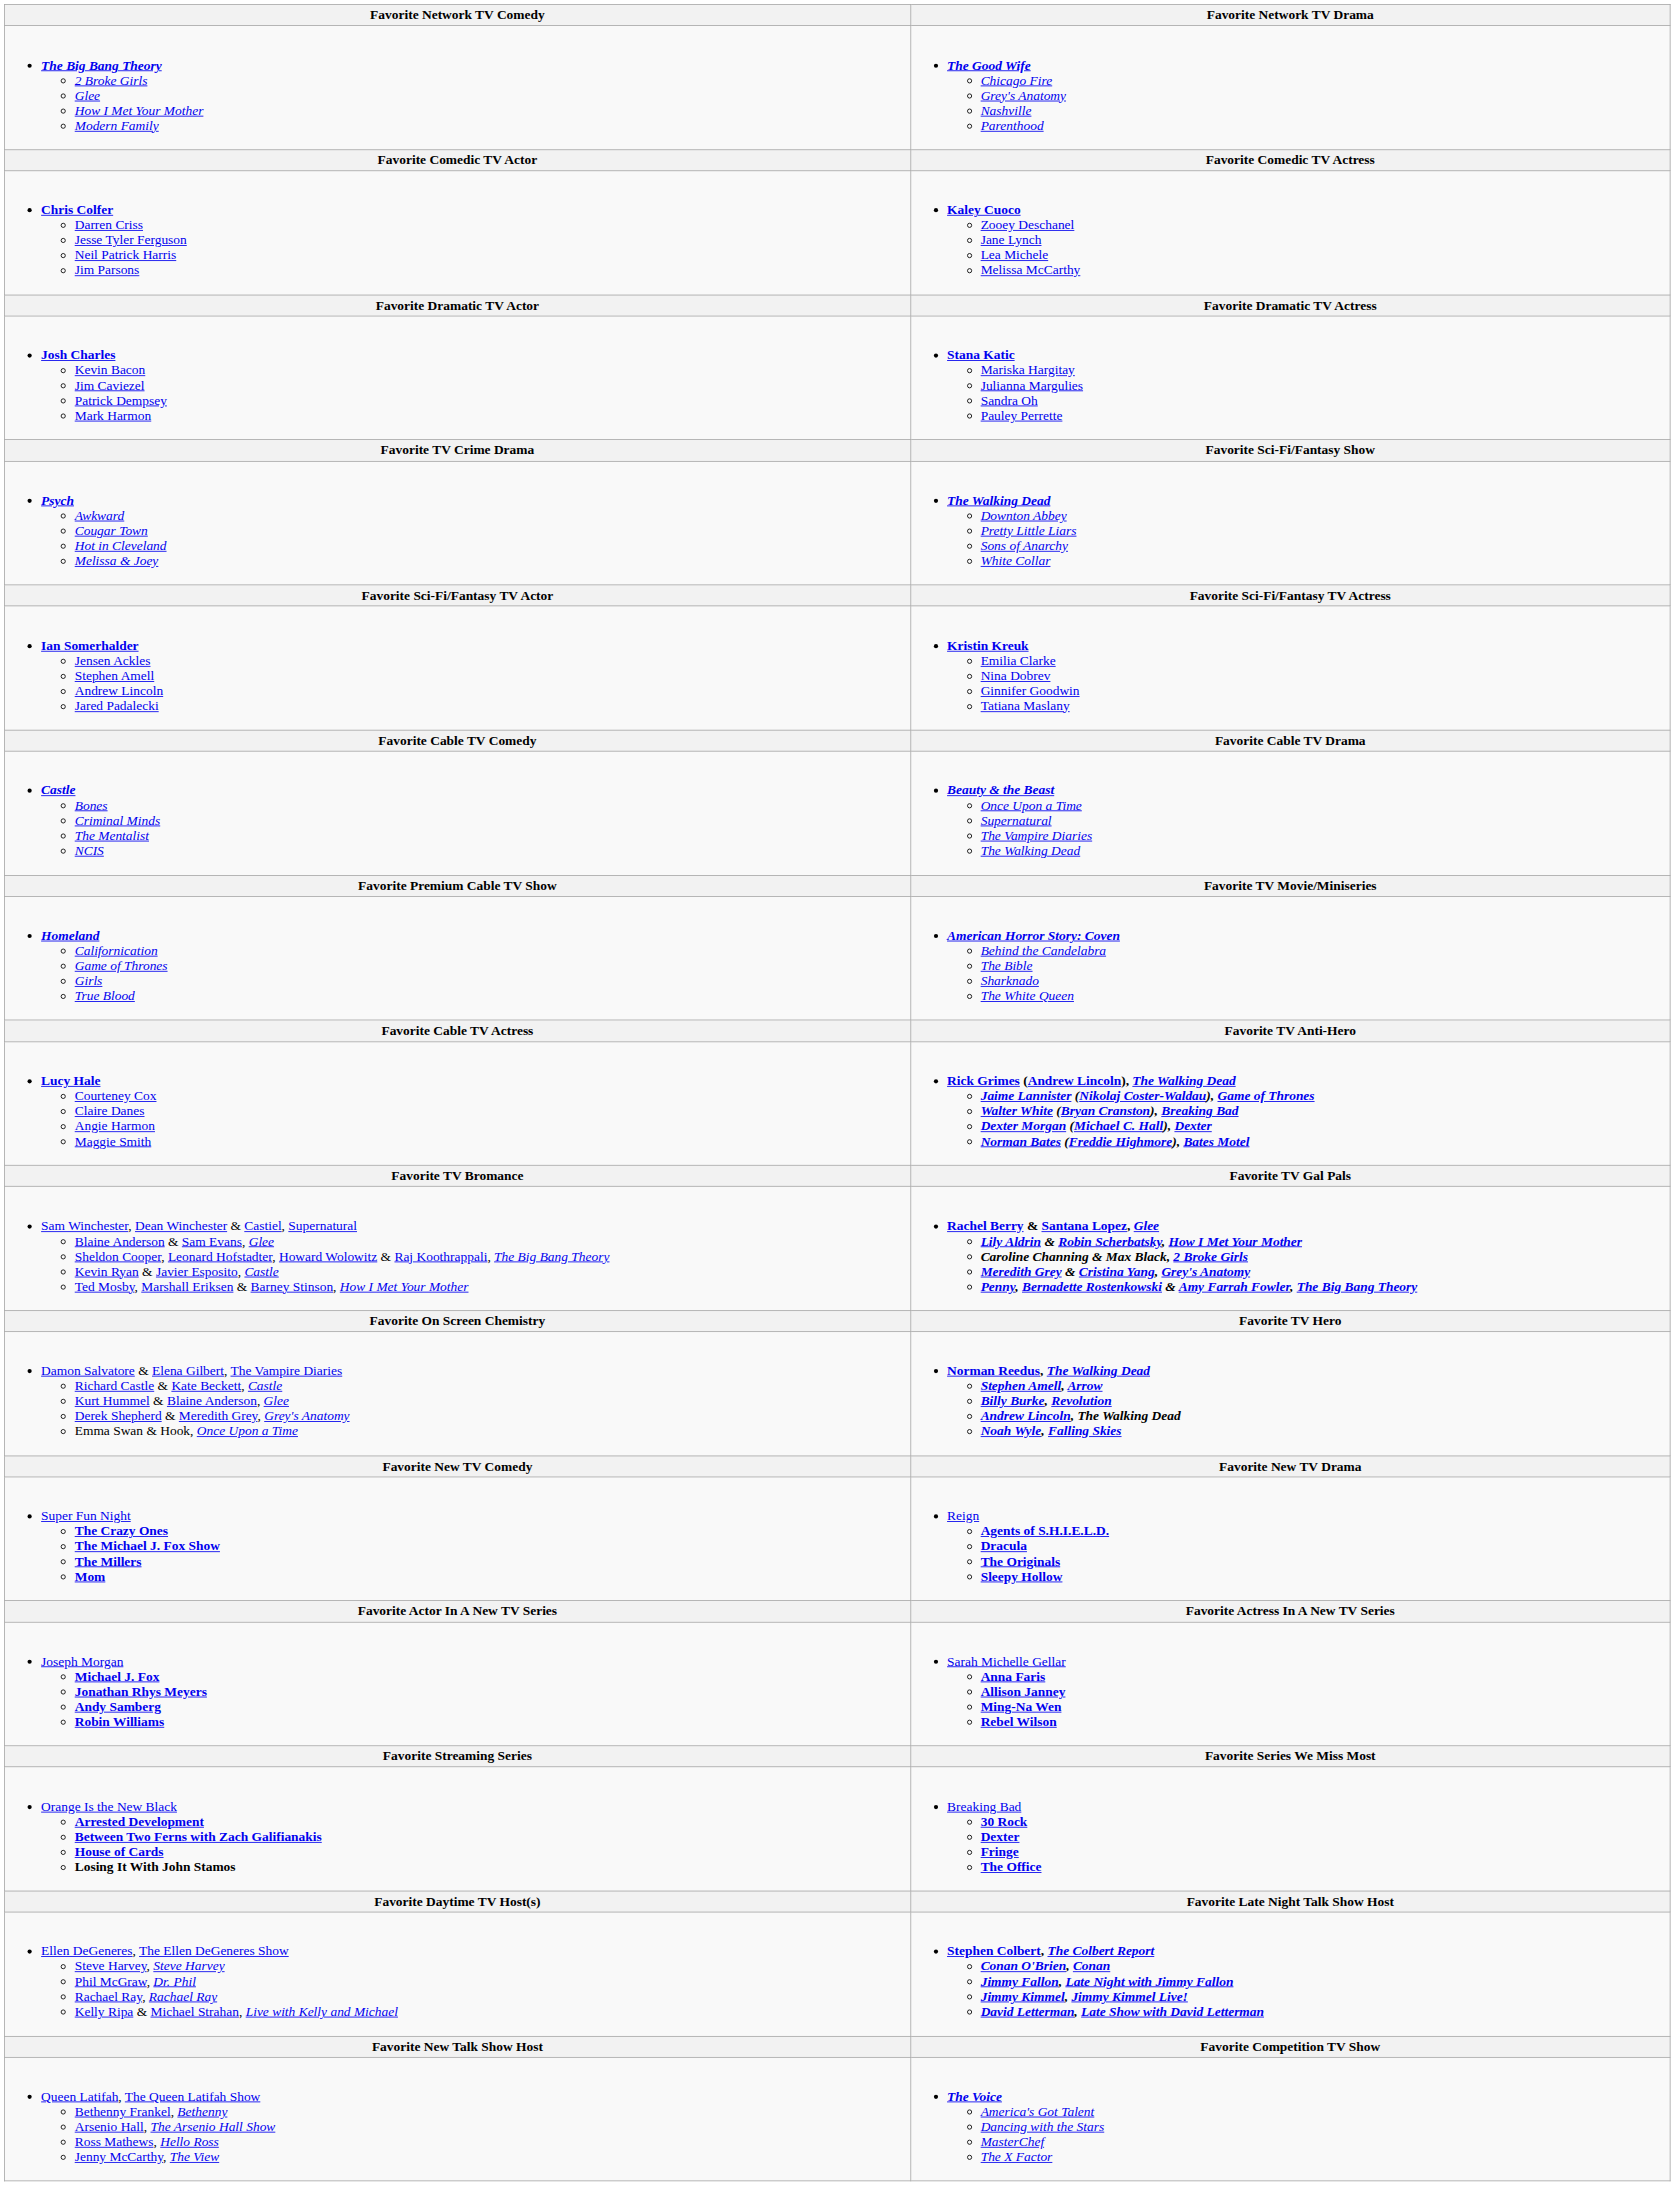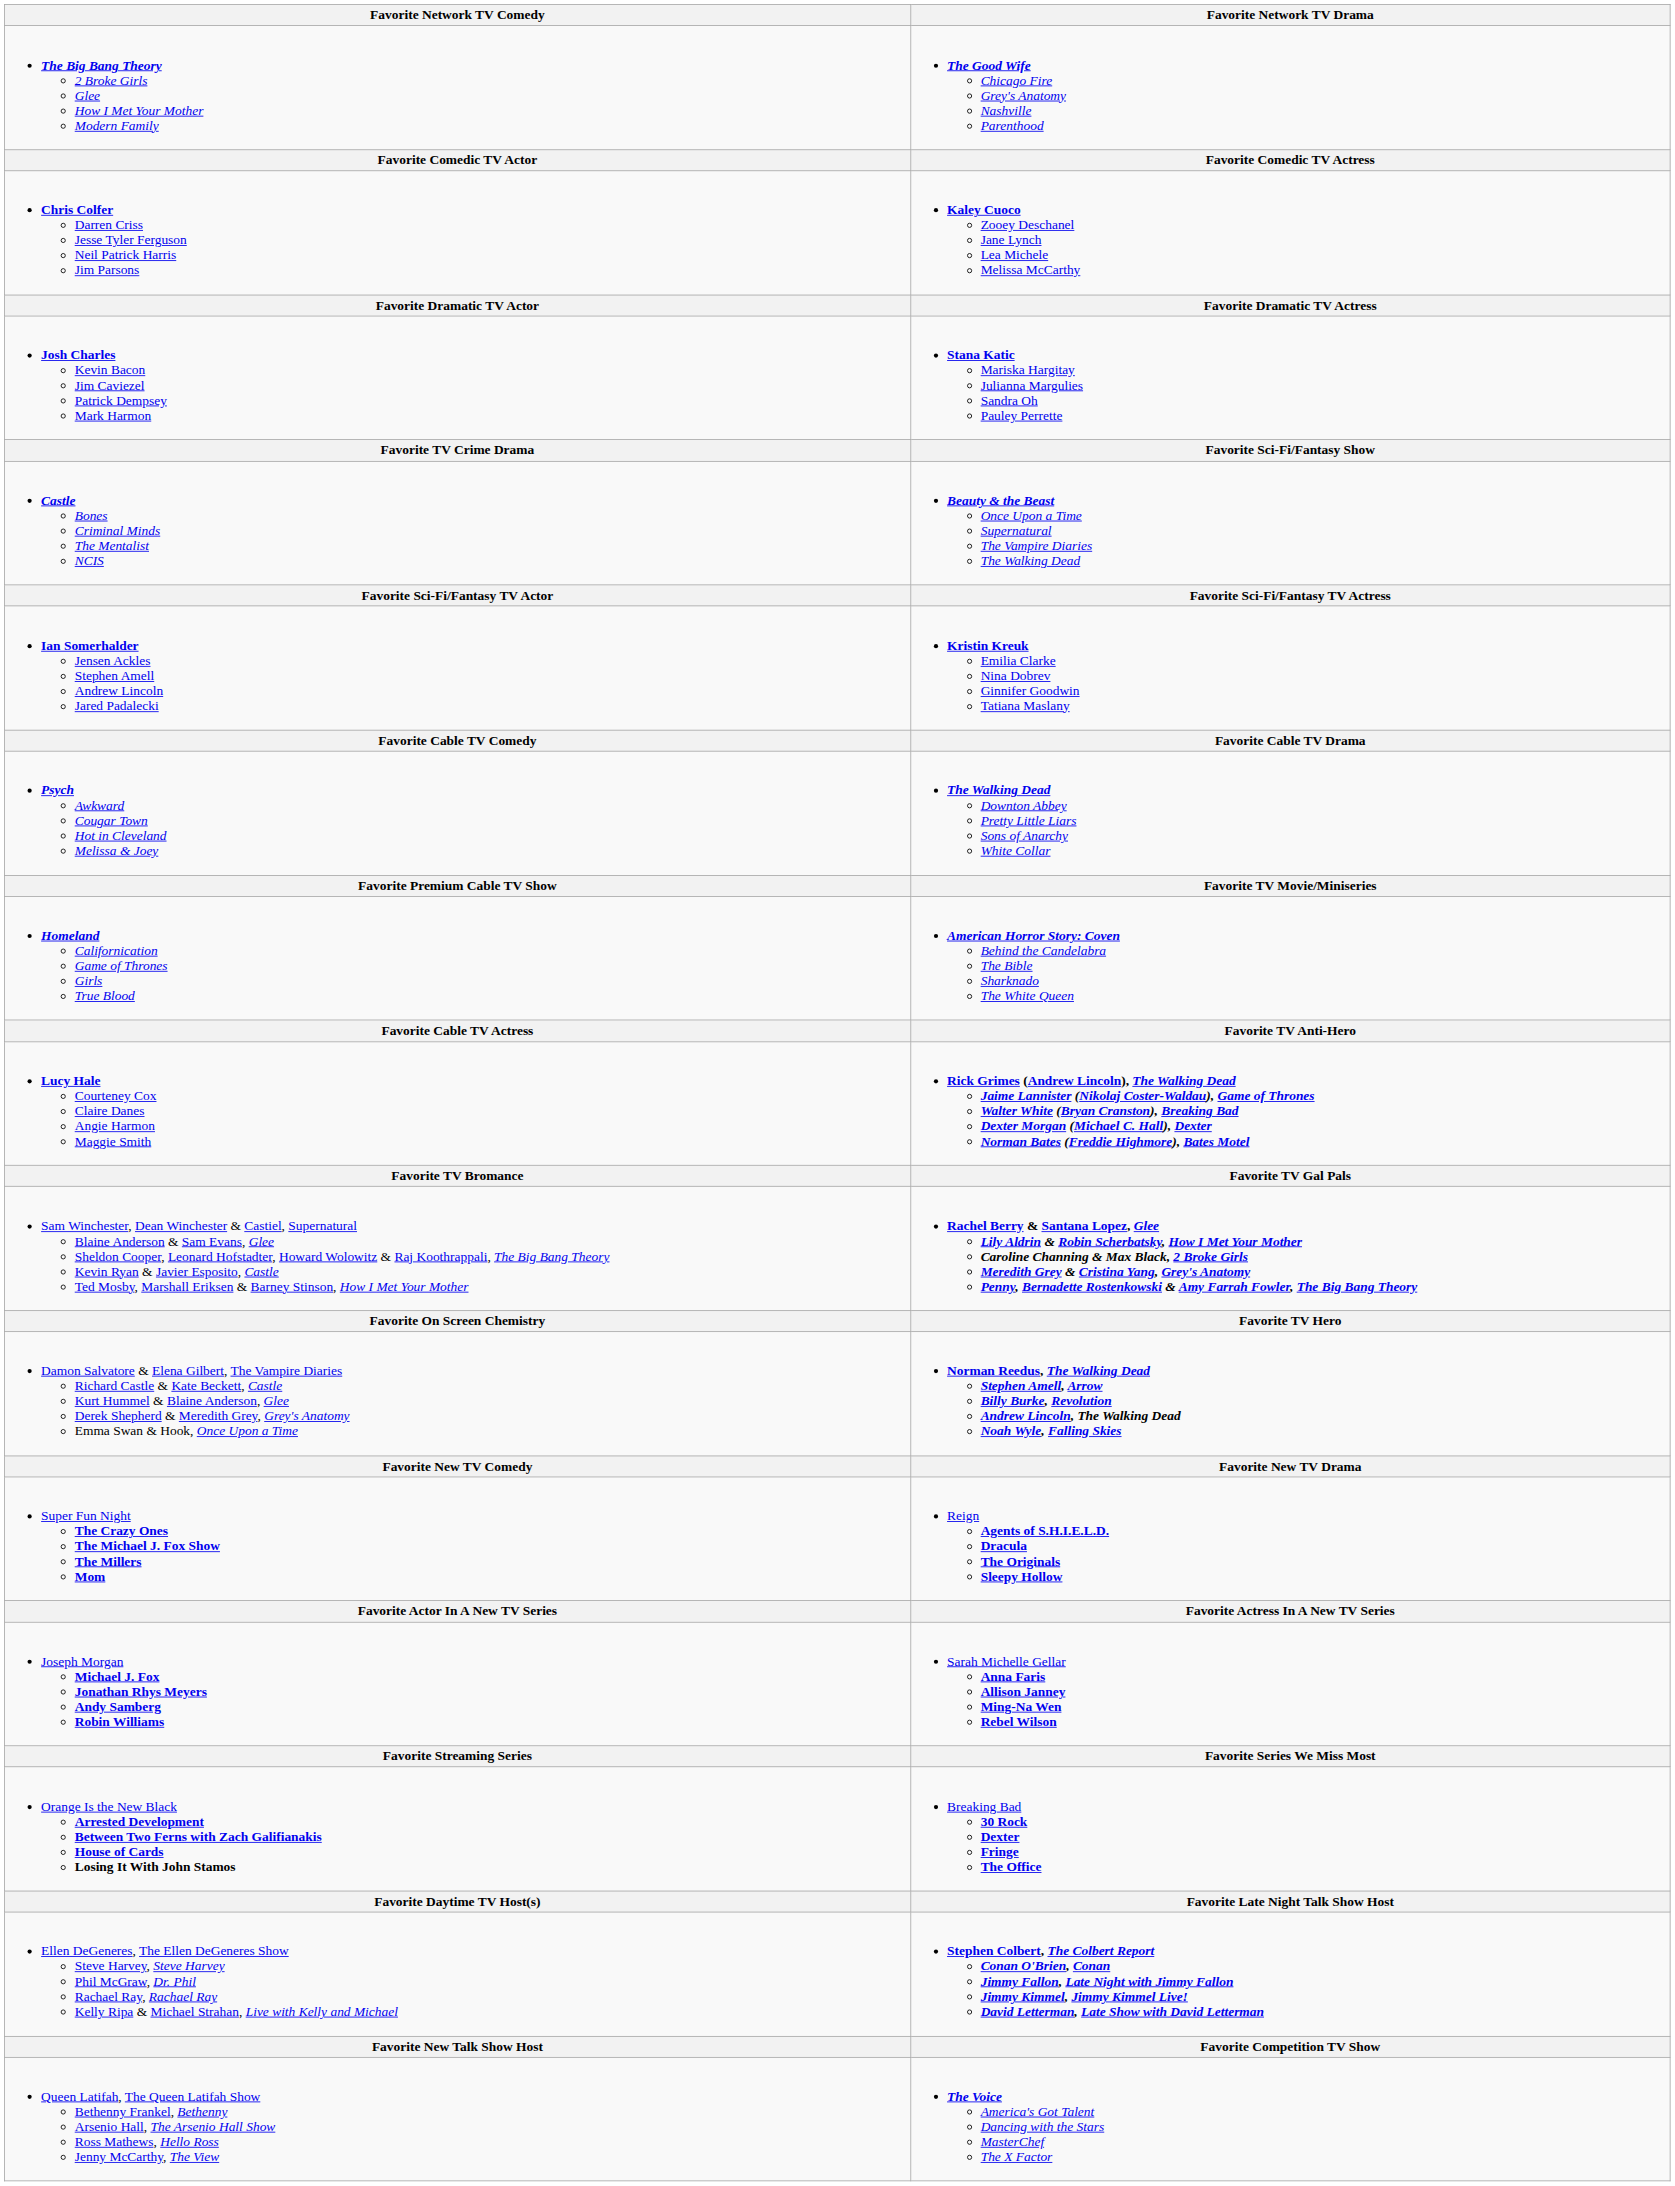rows swapped: (457, 821) <-> (457, 531)
